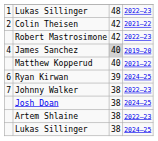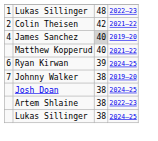- row: (9, 37)
(138, 90) 2022–23 -> (123, 77) 2019–20
